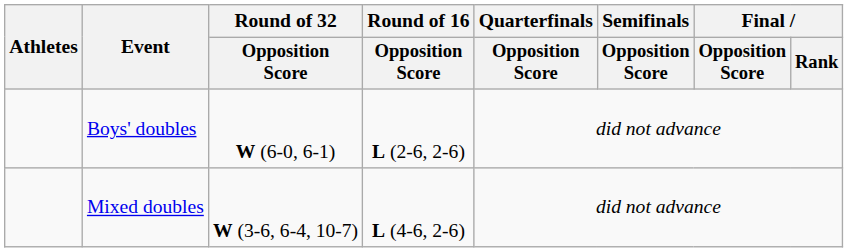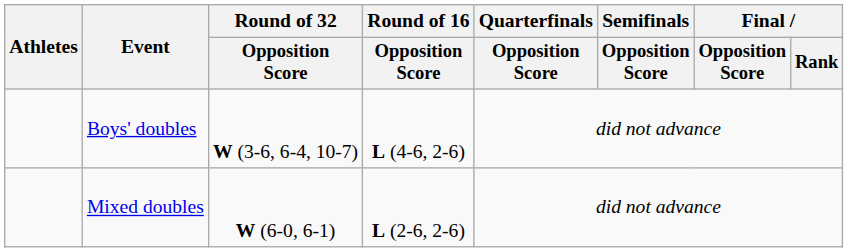(286, 151) W (6-0, 6-1) -> (286, 151) W (3-6, 6-4, 10-7)
(418, 151) L (2-6, 2-6) -> (418, 151) L (4-6, 2-6)
(286, 230) W (3-6, 6-4, 10-7) -> (286, 230) W (6-0, 6-1)
(418, 230) L (4-6, 2-6) -> (418, 230) L (2-6, 2-6)
